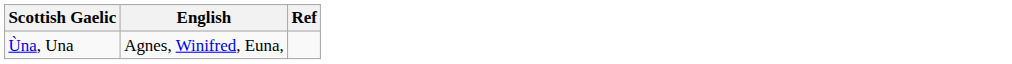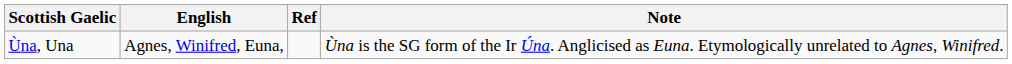+ column: (664, 17)
